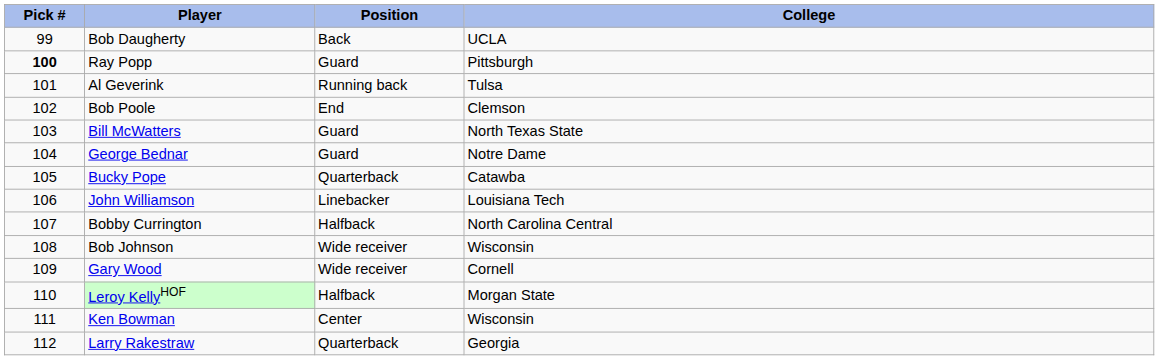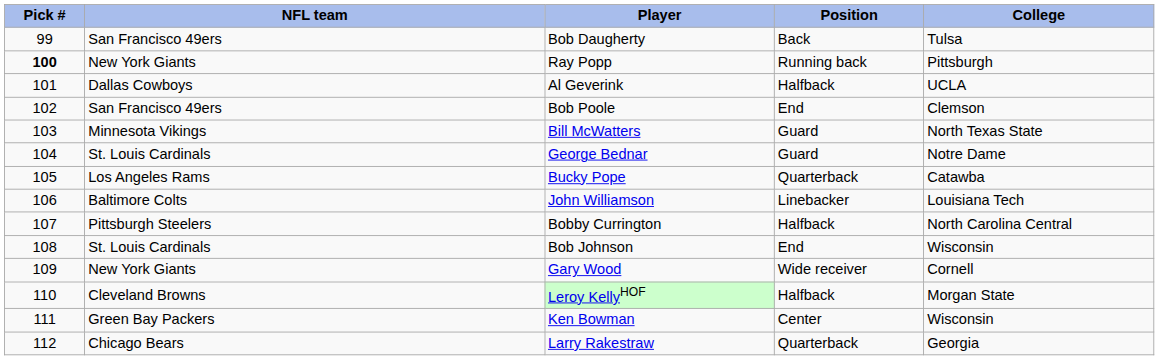+ column: (315, 16)
(487, 39) UCLA -> (945, 39) Tulsa
(338, 62) Guard -> (822, 62) Running back
(363, 85) Running back -> (806, 85) Halfback
(485, 85) Tulsa -> (947, 85) UCLA
(363, 246) Wide receiver -> (791, 246) End
